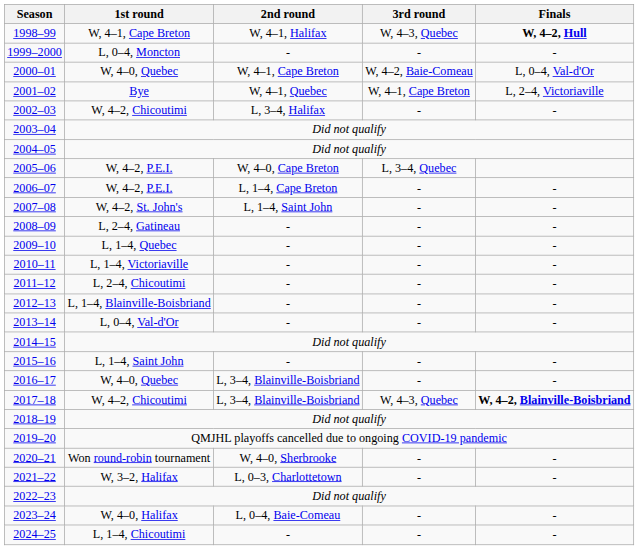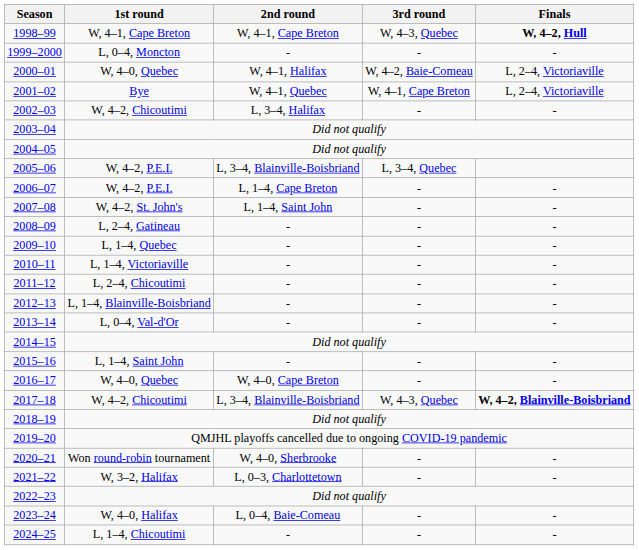(288, 33) W, 4–1, Halifax -> (288, 33) W, 4–1, Cape Breton
(288, 71) W, 4–1, Cape Breton -> (288, 71) W, 4–1, Halifax
(555, 71) L, 0–4, Val-d'Or -> (554, 71) L, 2–4, Victoriaville
(288, 168) W, 4–0, Cape Breton -> (288, 168) L, 3–4, Blainville-Boisbriand
(288, 380) L, 3–4, Blainville-Boisbriand -> (288, 380) W, 4–0, Cape Breton
